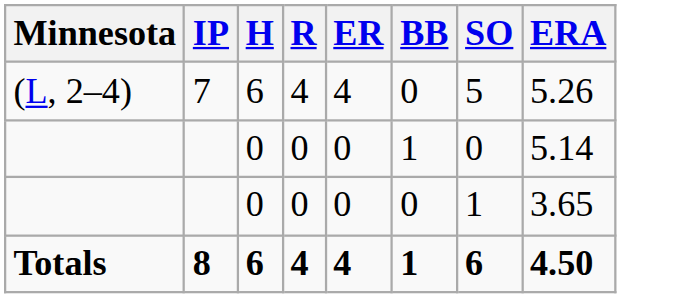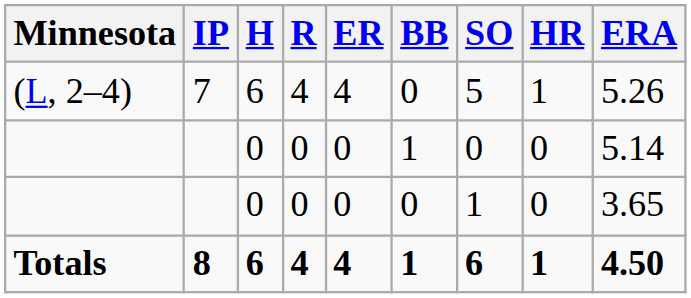+ column: (557, 33)
